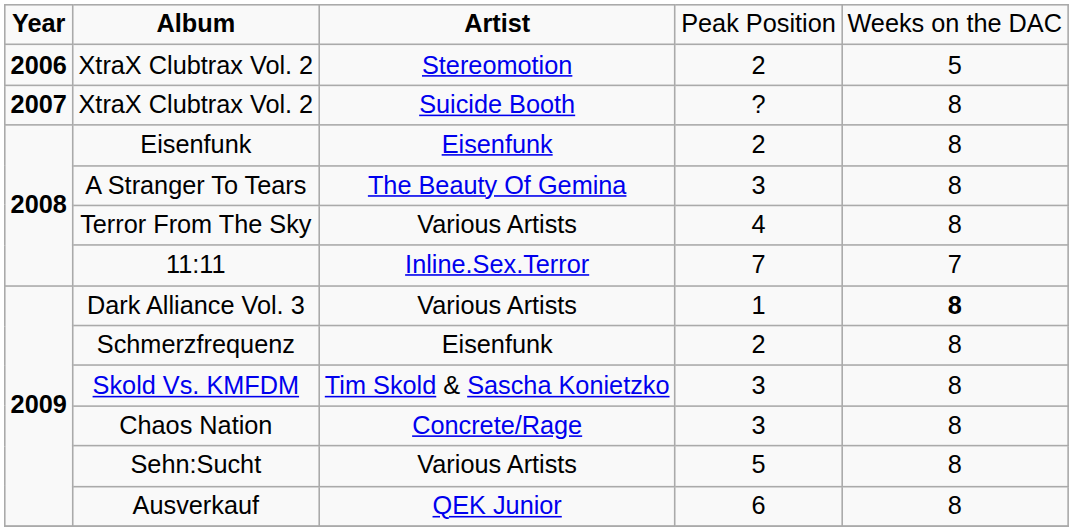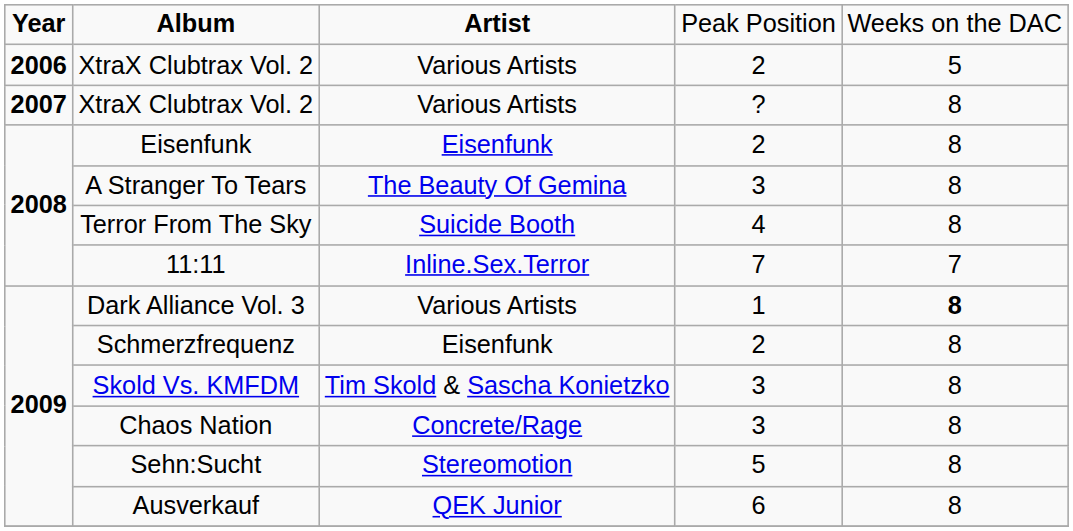(497, 64) Stereomotion -> (497, 64) Various Artists
(497, 104) Suicide Booth -> (497, 104) Various Artists
(497, 225) Various Artists -> (497, 225) Suicide Booth
(497, 465) Various Artists -> (497, 465) Stereomotion
